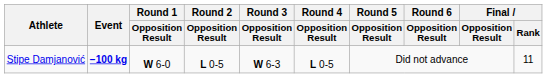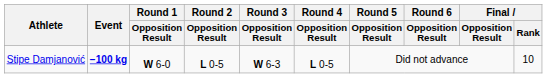(528, 60) 11 -> (528, 60) 10
